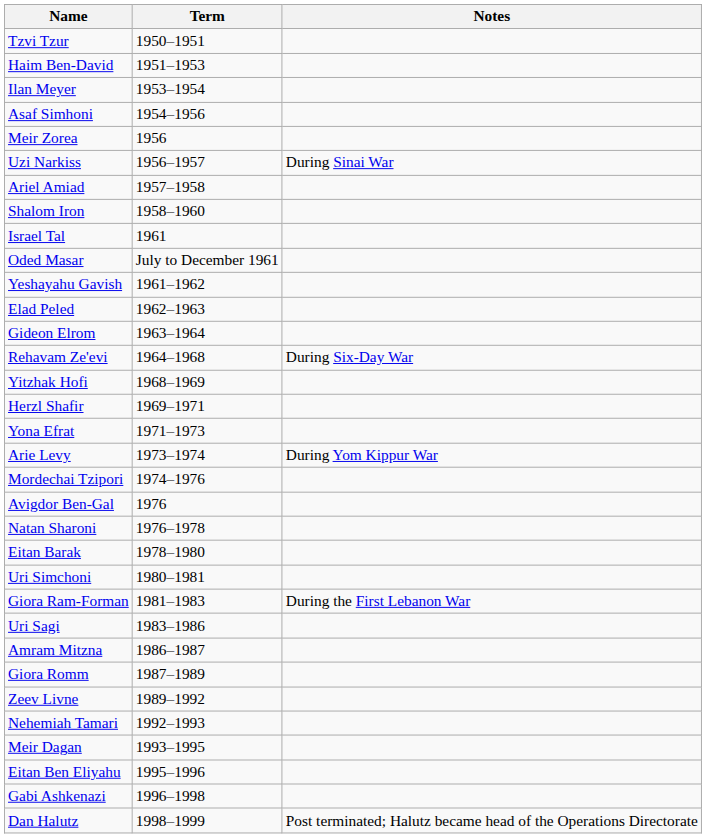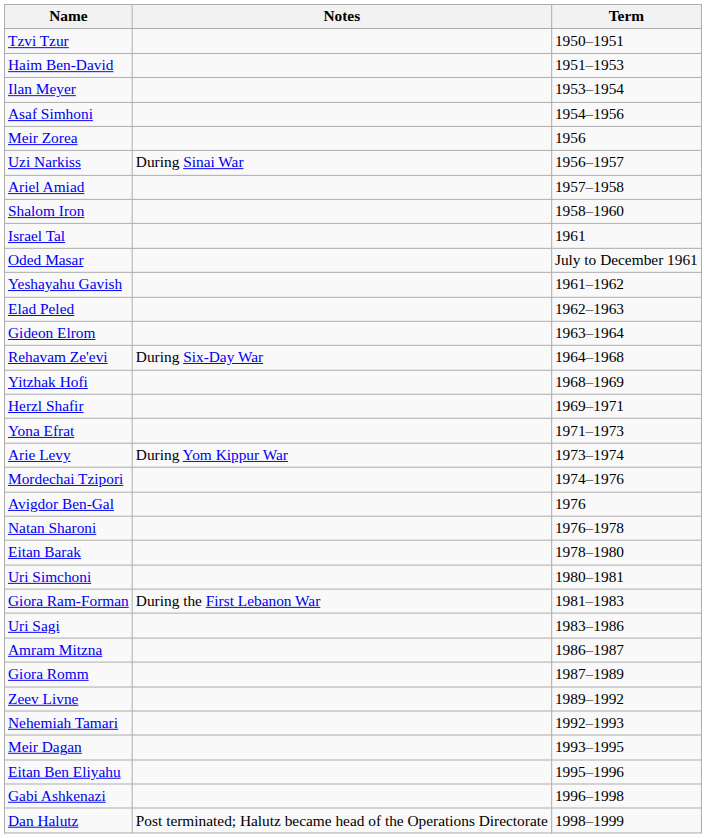columns swapped: (207, 16) <-> (492, 16)
